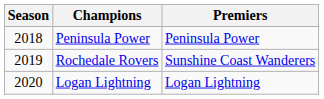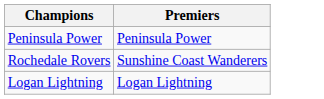- column: (28, 15)
